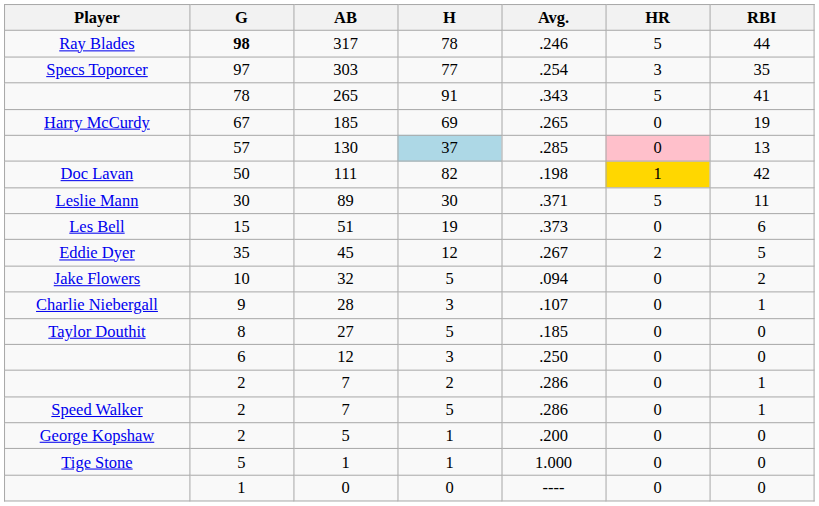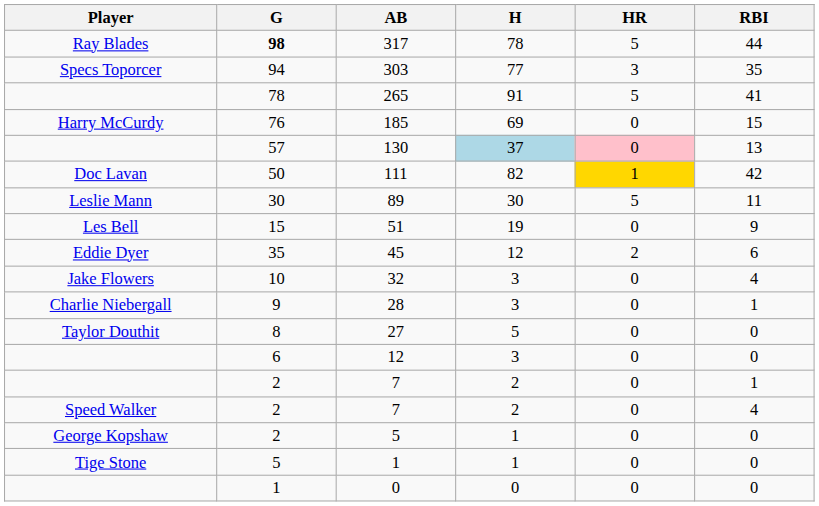- column: (554, 17)
(241, 69) 97 -> (276, 69) 94
(241, 122) 67 -> (276, 122) 76
(762, 122) 19 -> (754, 122) 15
(762, 226) 6 -> (754, 226) 9
(762, 252) 5 -> (754, 252) 6
(450, 278) 5 -> (515, 278) 3
(762, 278) 2 -> (754, 278) 4
(450, 409) 5 -> (515, 409) 2
(762, 409) 1 -> (754, 409) 4
